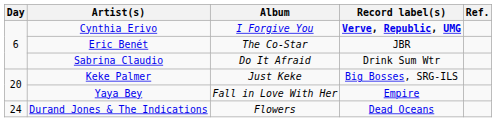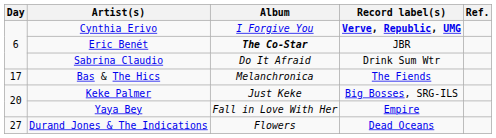(275, 45) normal -> (275, 45) bold
+ row: (119, 77)
(16, 109) 24 -> (16, 125) 27
